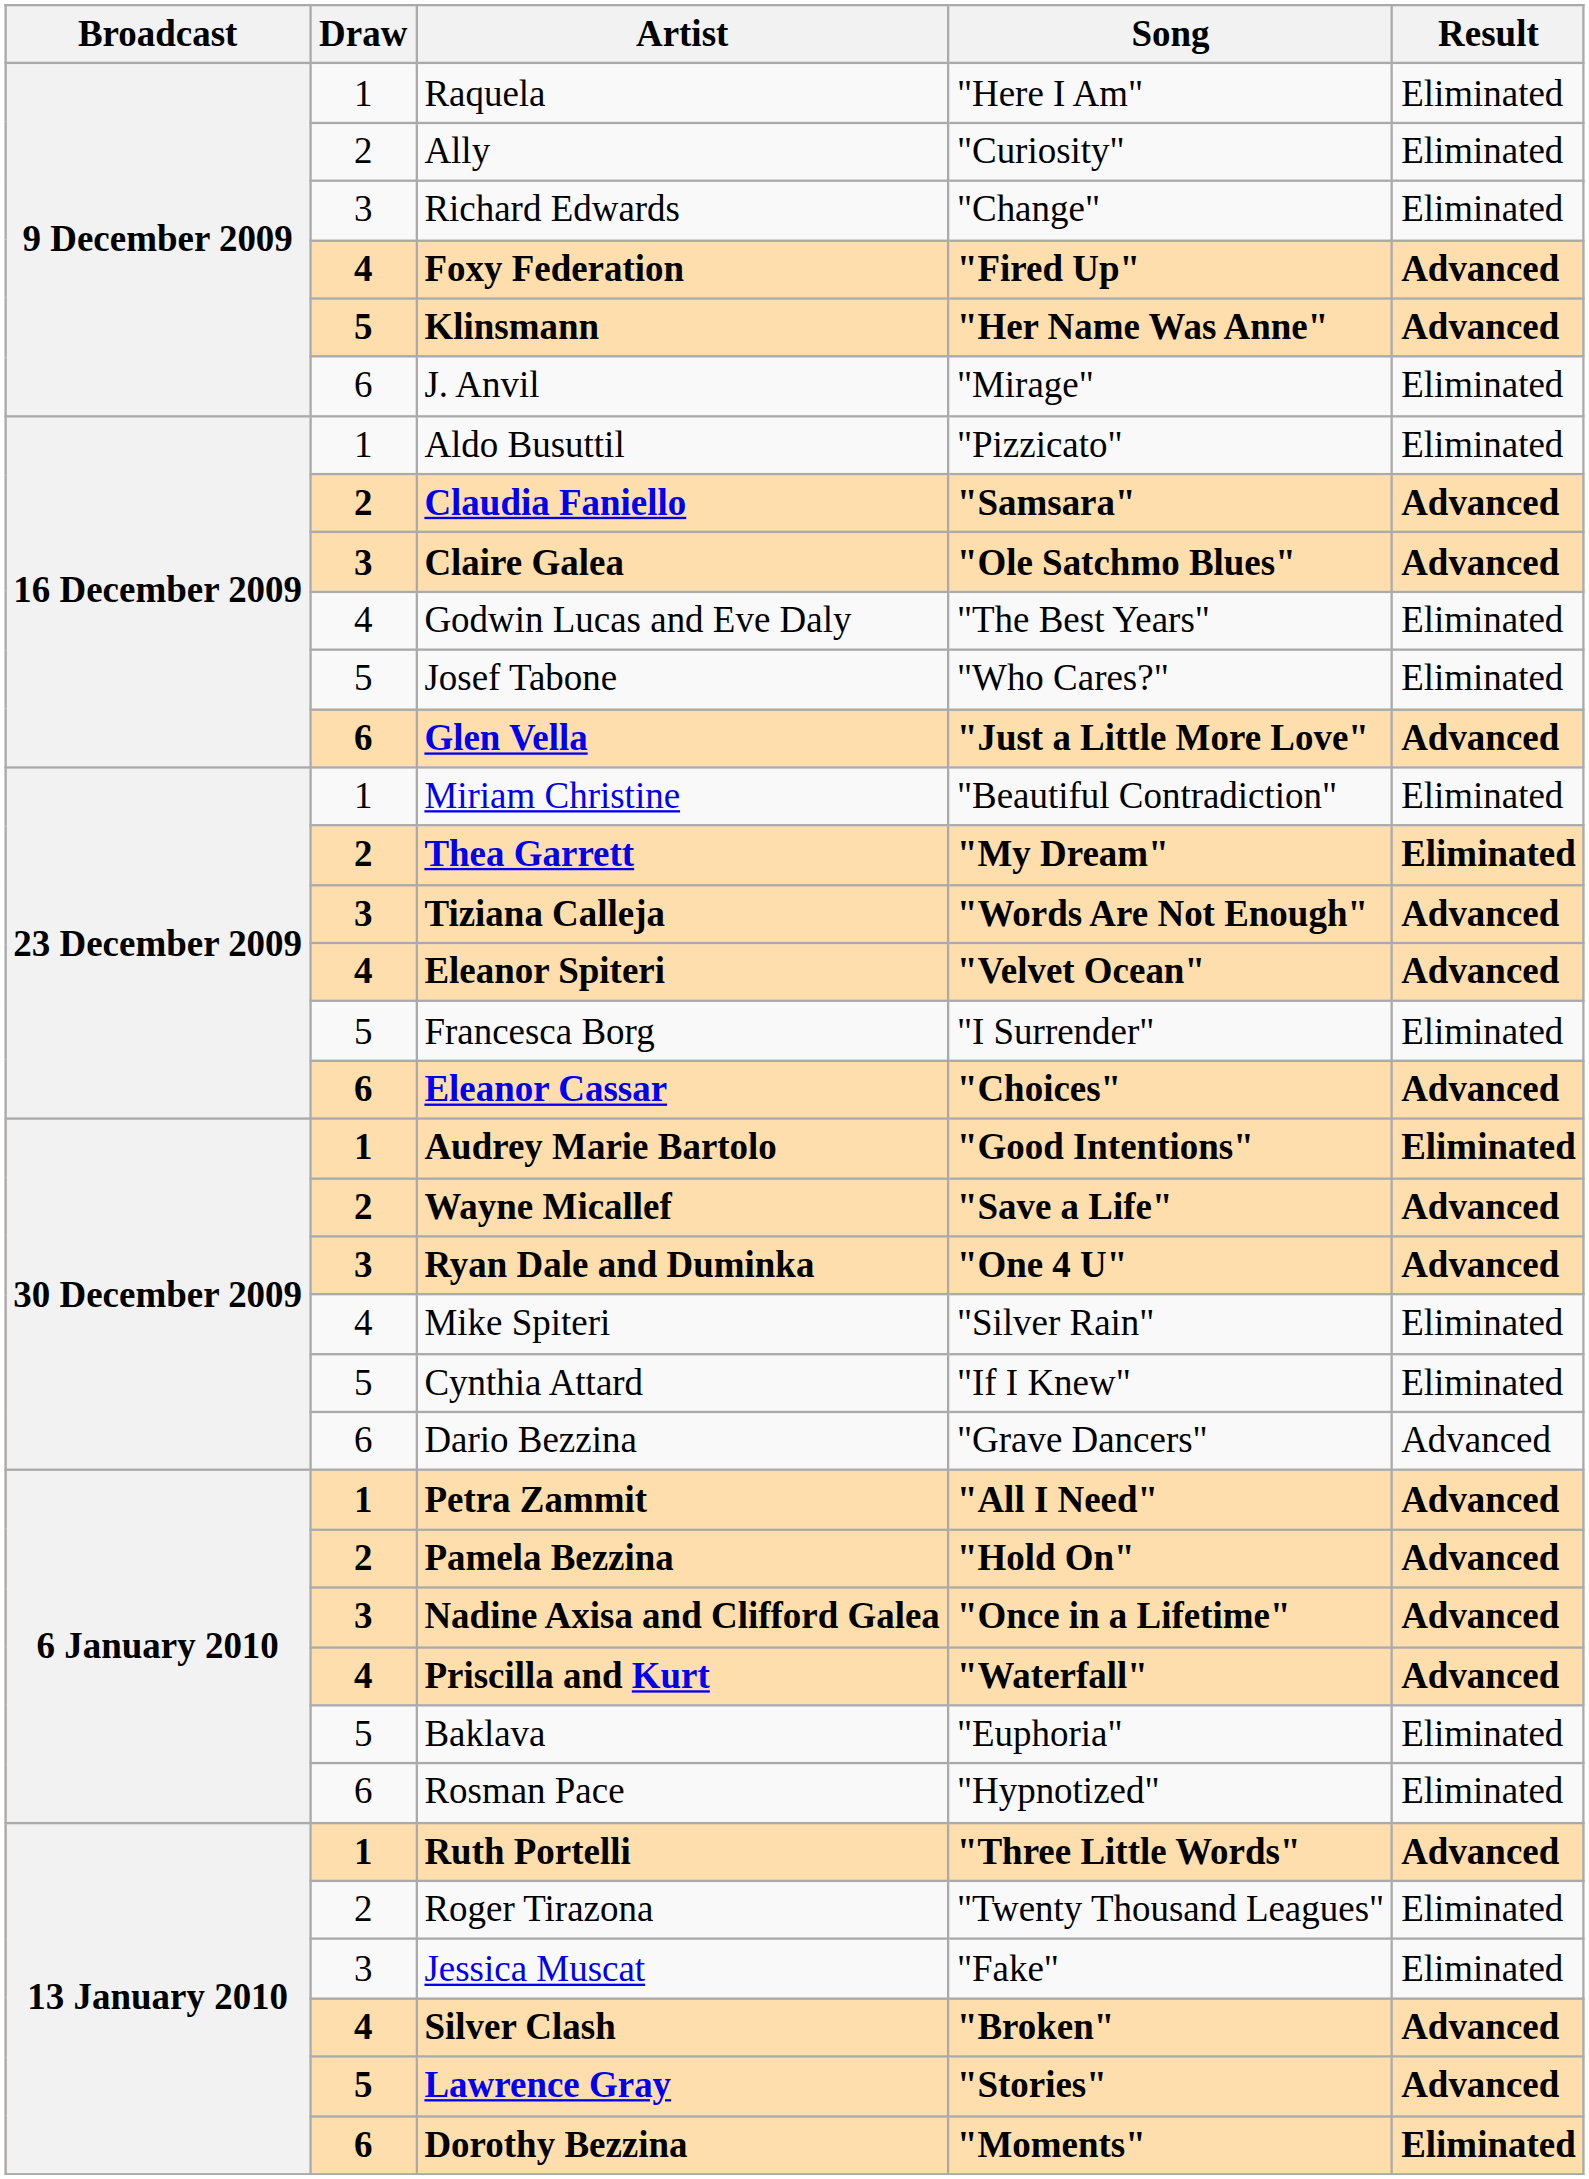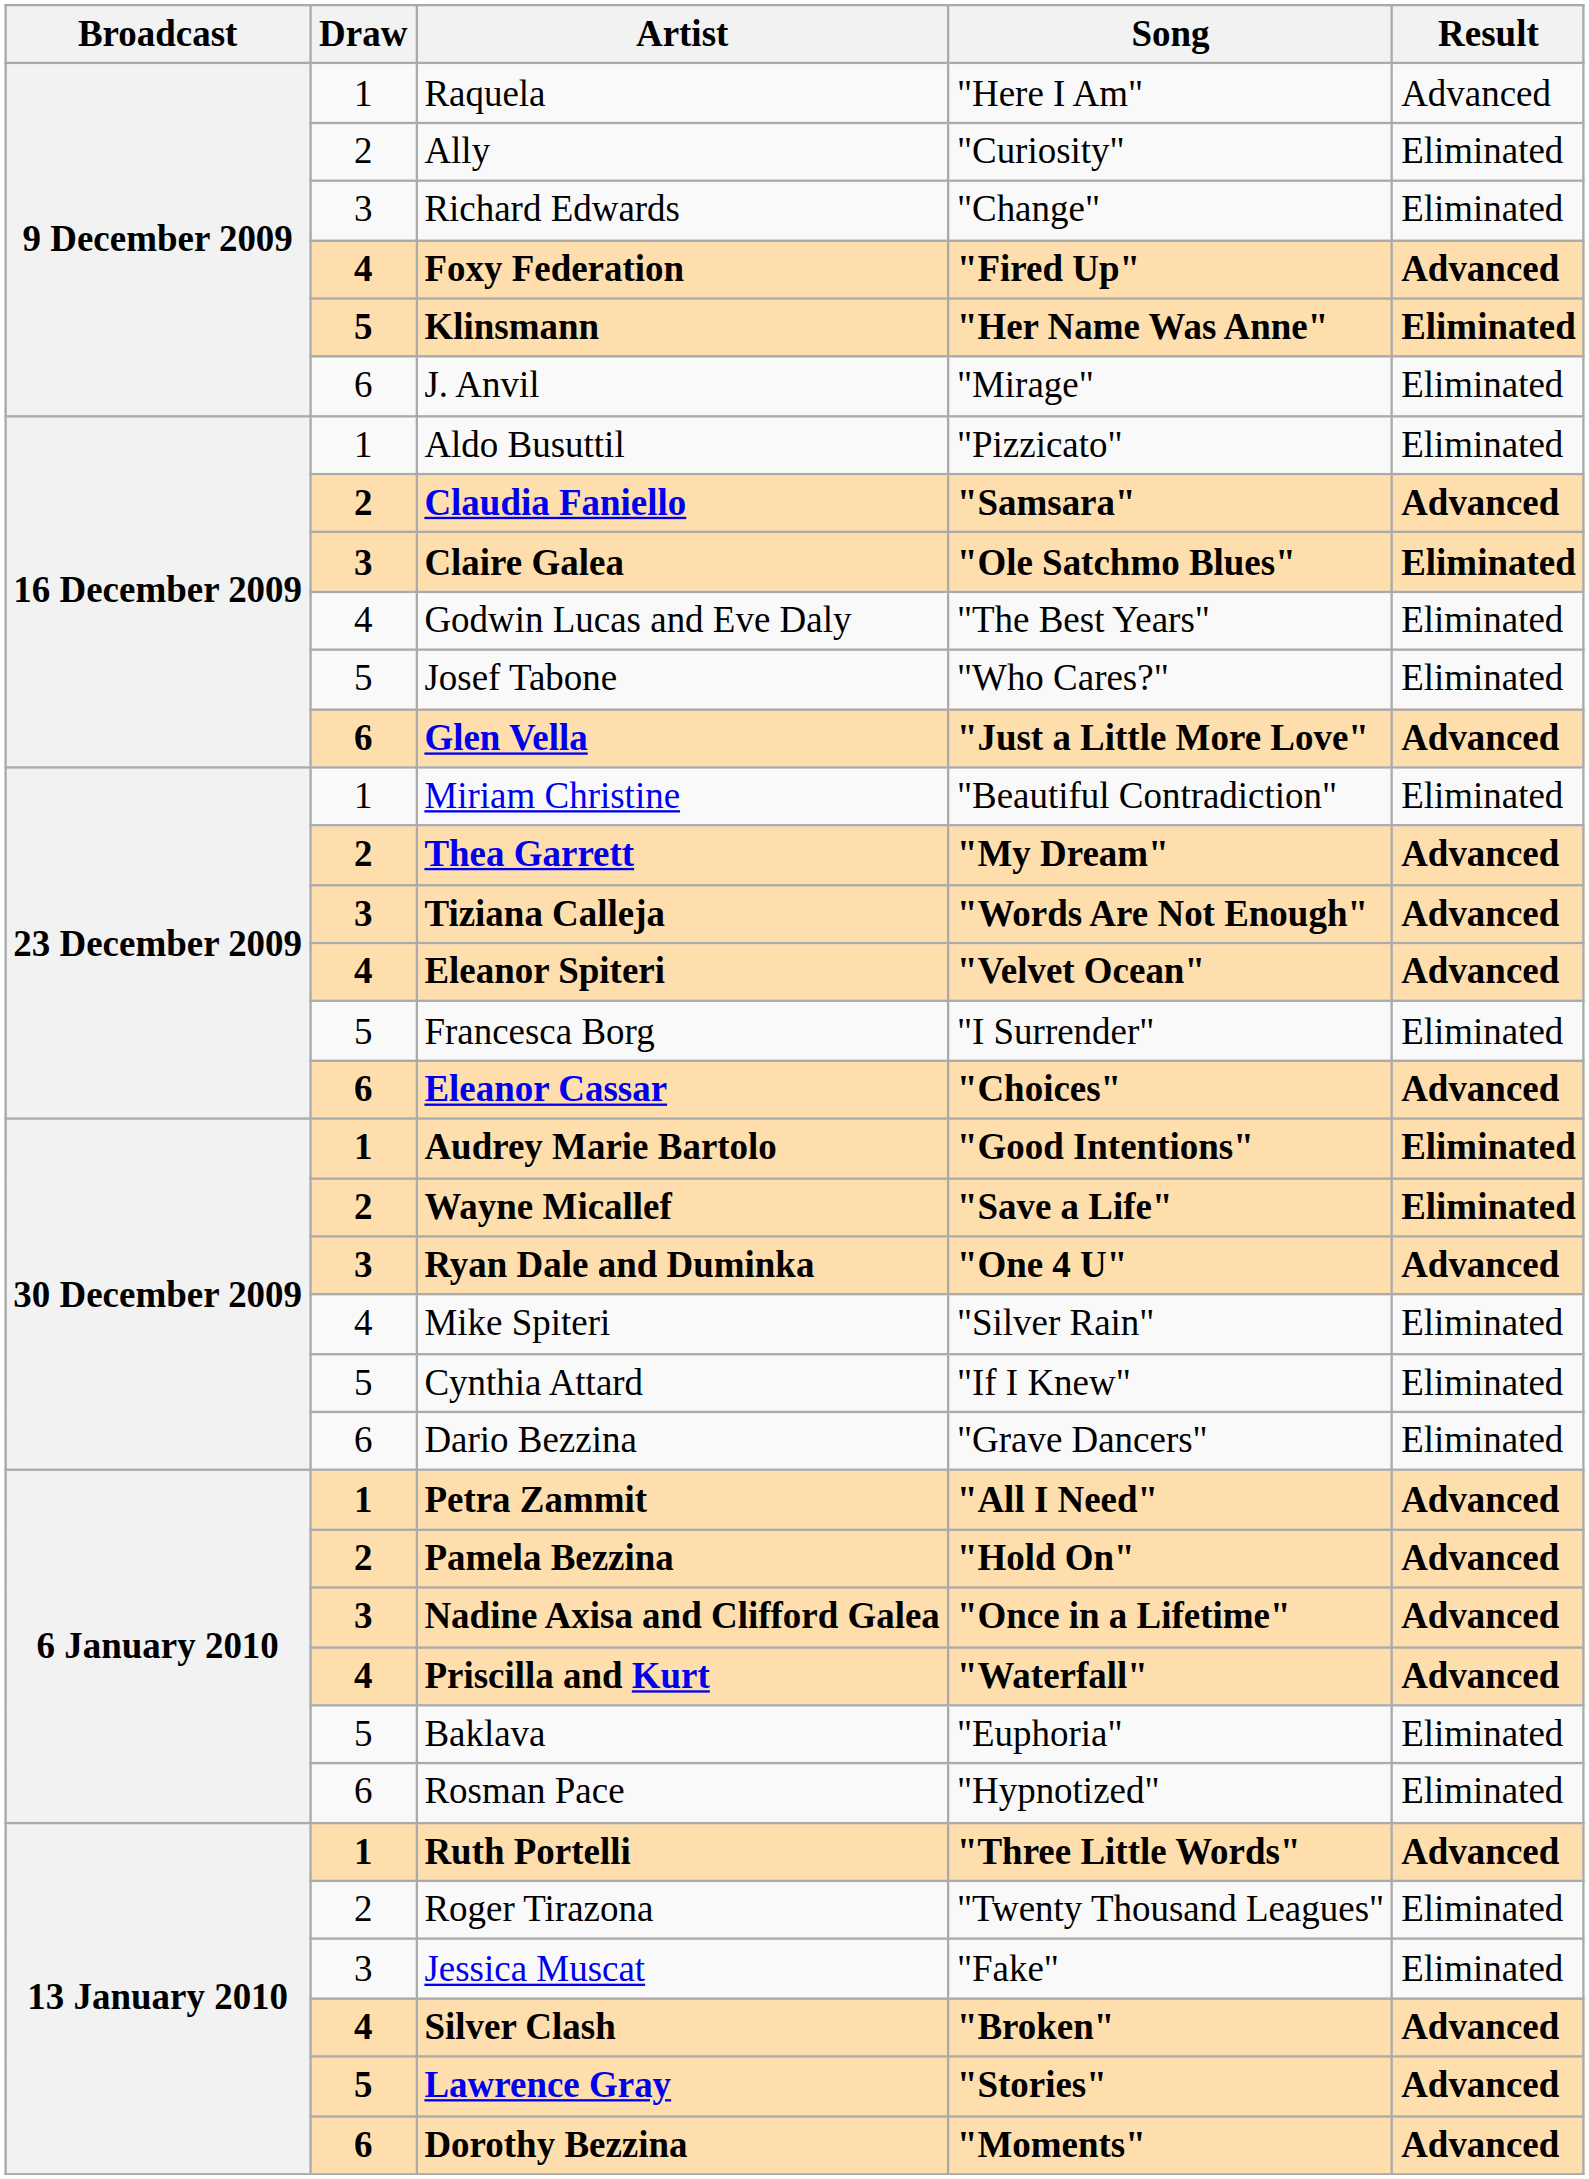(1482, 92) Eliminated -> (1476, 92) Advanced
(1480, 326) Advanced -> (1488, 326) Eliminated
(1480, 561) Advanced -> (1488, 561) Eliminated
(1488, 854) Eliminated -> (1480, 854) Advanced
(1480, 1206) Advanced -> (1488, 1206) Eliminated
(1476, 1440) Advanced -> (1482, 1440) Eliminated
(1488, 2143) Eliminated -> (1480, 2143) Advanced
